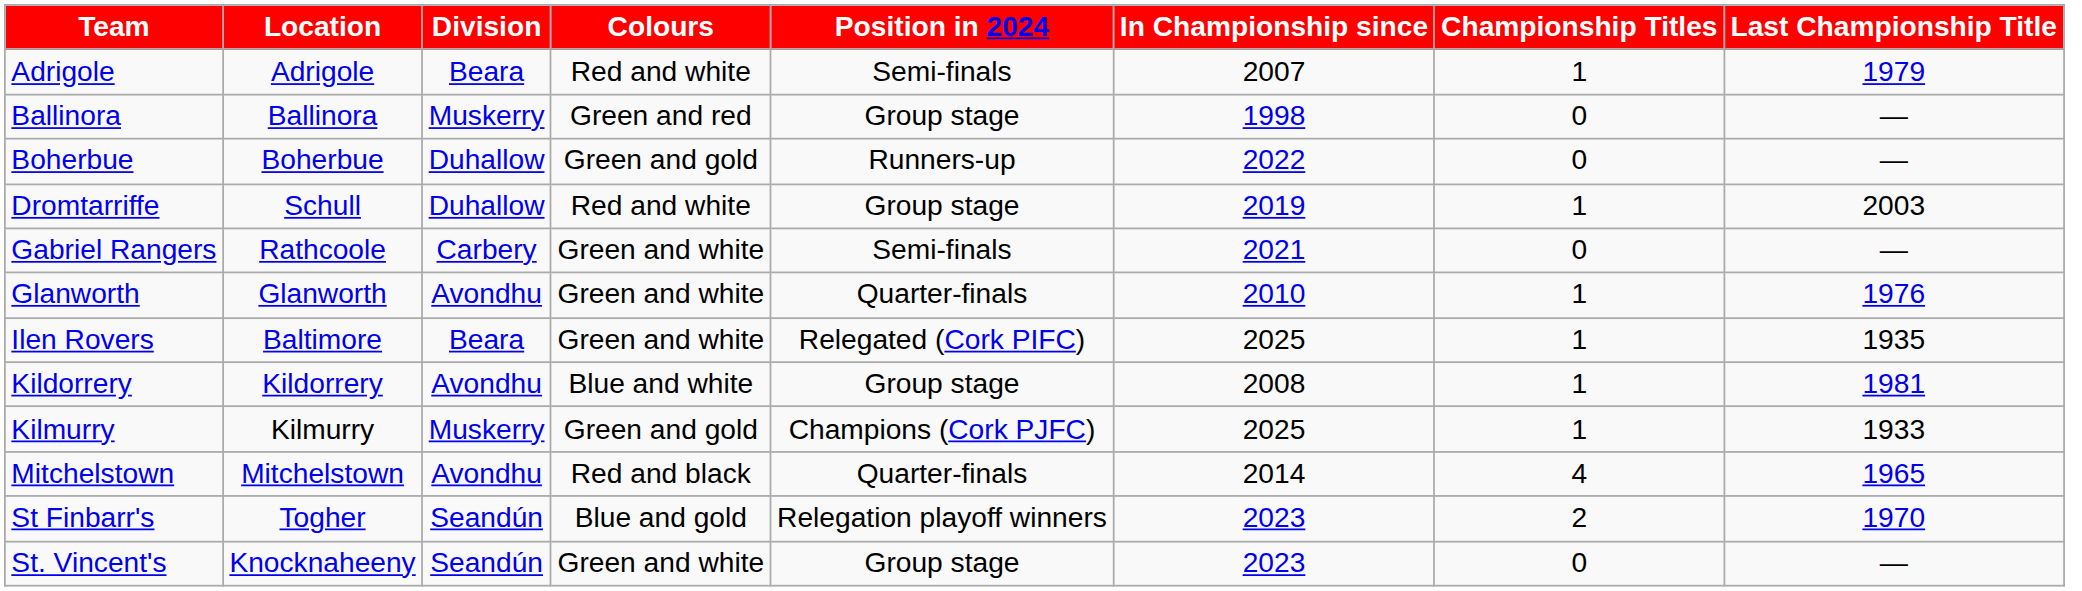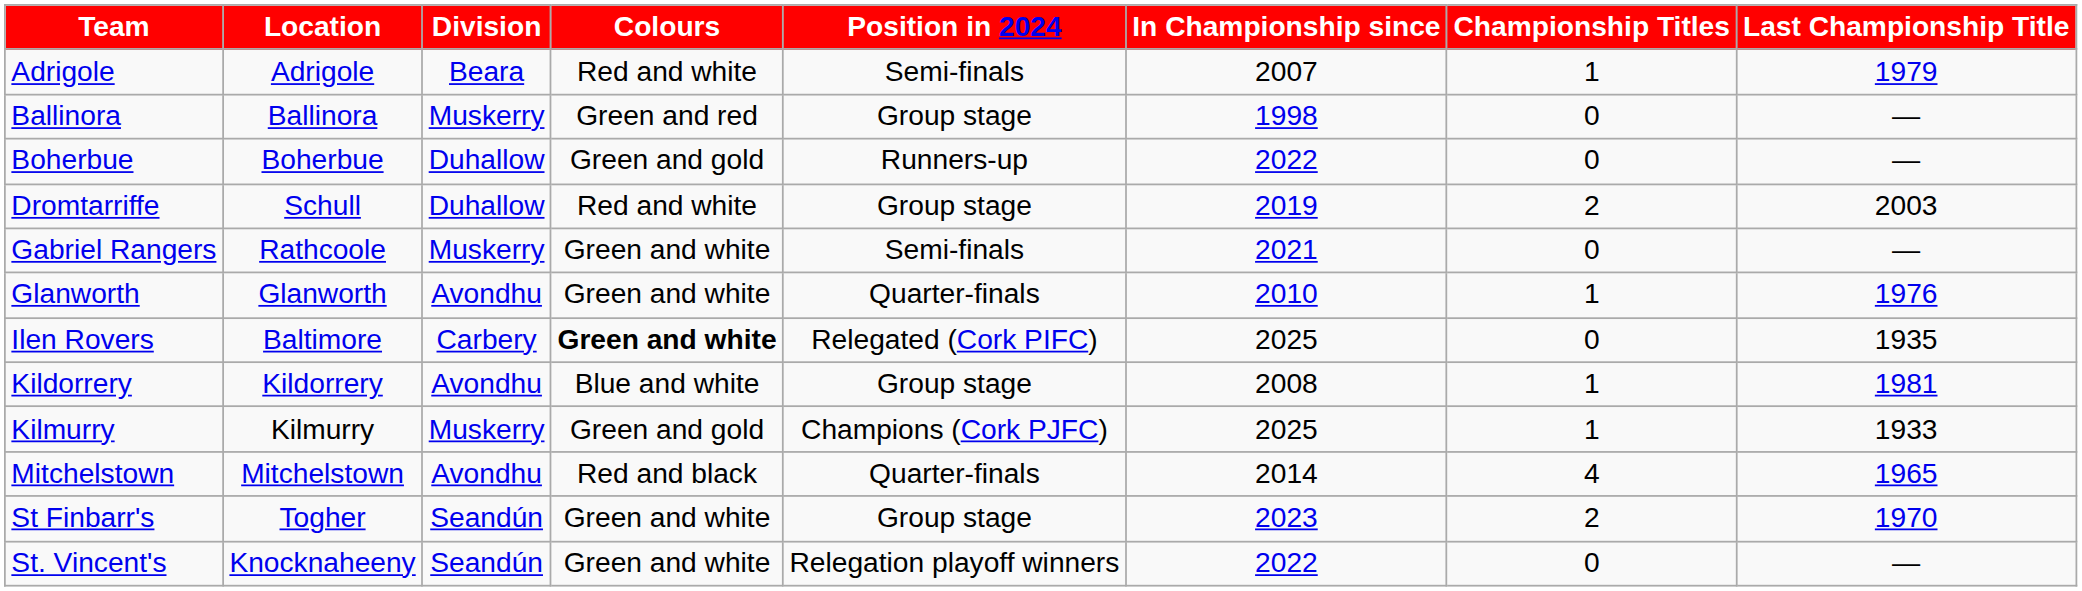(1579, 205) 1 -> (1592, 205) 2
(487, 250) Carbery -> (487, 250) Muskerry
(487, 339) Beara -> (487, 339) Carbery
(661, 339) normal -> (667, 339) bold
(1579, 339) 1 -> (1592, 339) 0
(661, 518) Blue and gold -> (667, 518) Green and white
(942, 518) Relegation playoff winners -> (954, 518) Group stage
(942, 562) Group stage -> (954, 562) Relegation playoff winners
(1274, 562) 2023 -> (1286, 562) 2022
